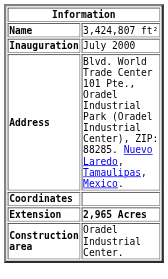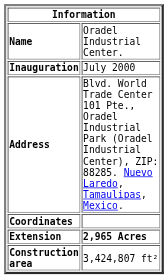(121, 30) 3,424,807 ft² -> (112, 41) Oradel Industrial Center.
(112, 241) Oradel Industrial Center. -> (121, 258) 3,424,807 ft²
